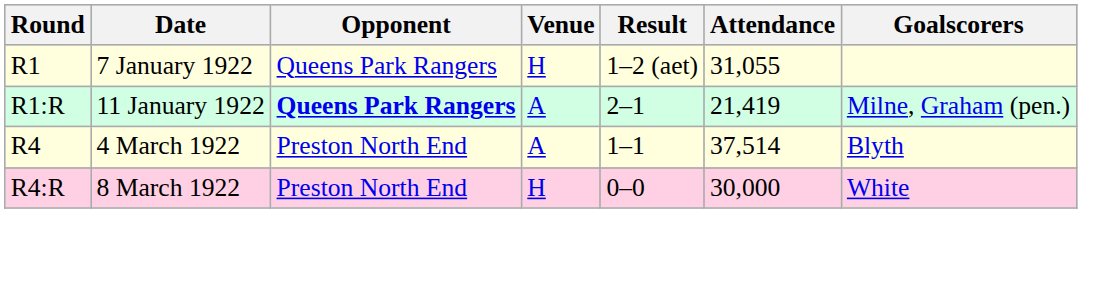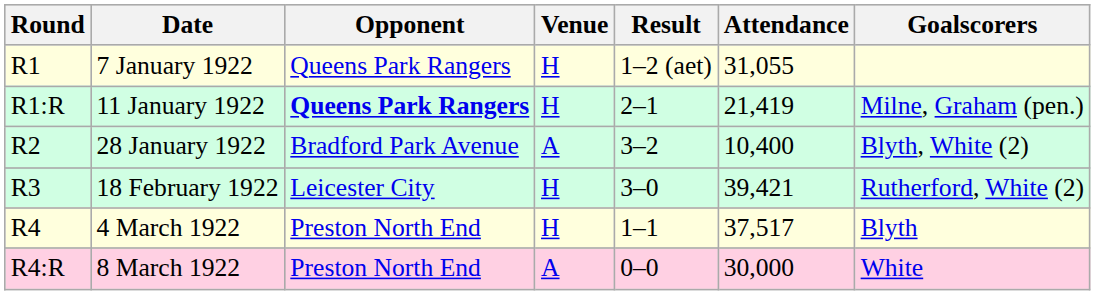(537, 106) A -> (550, 106) H
+ row: (181, 146)
+ row: (188, 187)
(537, 146) A -> (550, 227) H
(745, 146) 37,514 -> (759, 227) 37,517
(537, 187) H -> (550, 268) A
